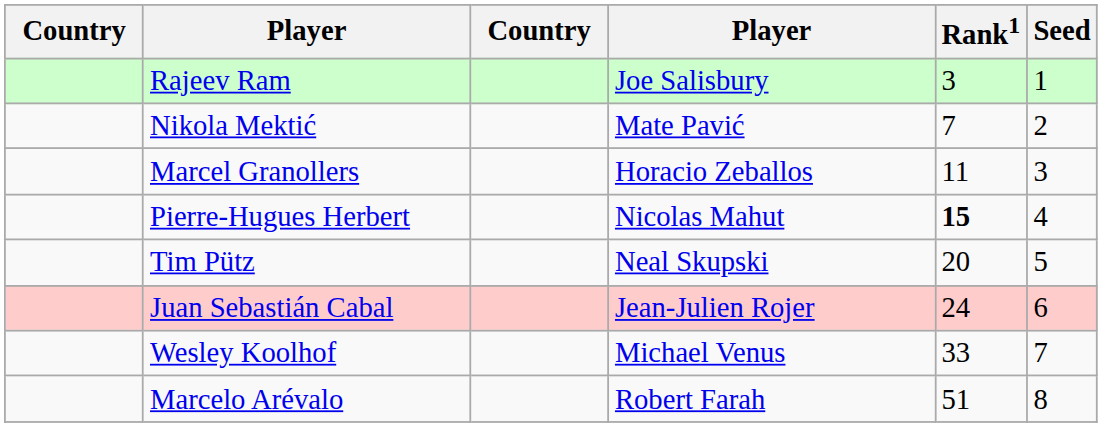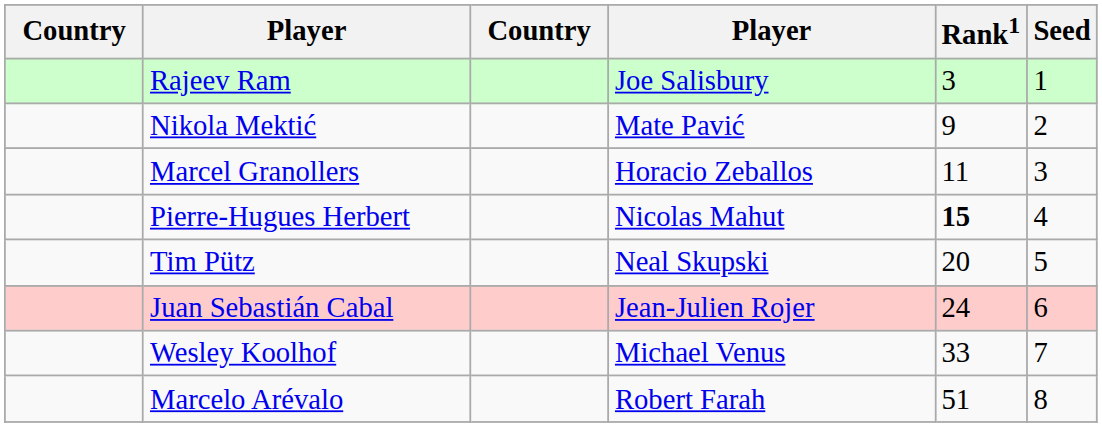(949, 125) 7 -> (949, 125) 9
